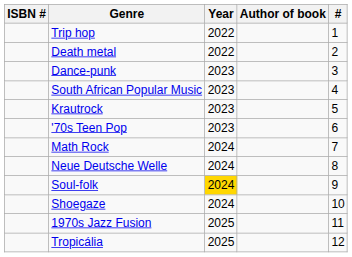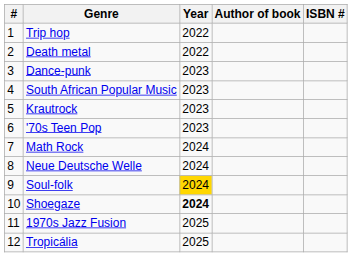columns swapped: (338, 14) <-> (26, 14)
(221, 204) normal -> (196, 204) bold
